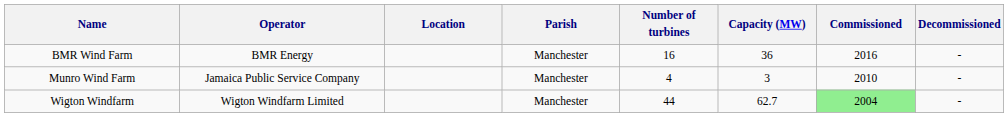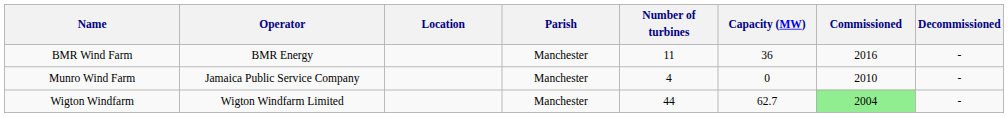(669, 55) 16 -> (669, 55) 11
(767, 78) 3 -> (767, 78) 0
